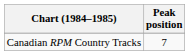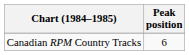(164, 42) 7 -> (164, 42) 6
